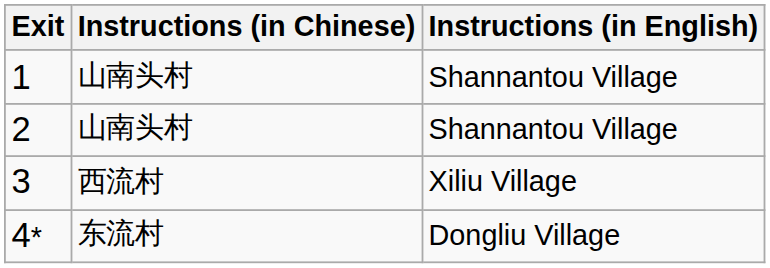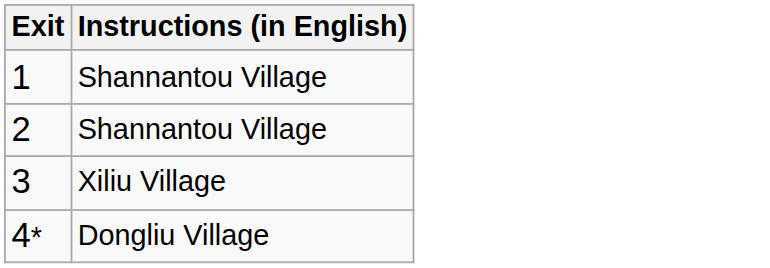- column: (246, 27)
